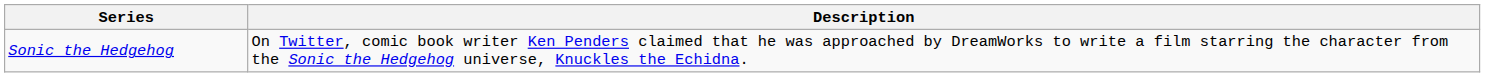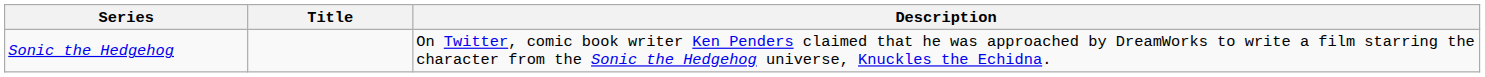+ column: (330, 17)
